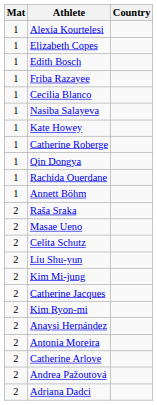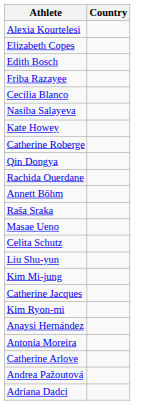- column: (16, 12)
